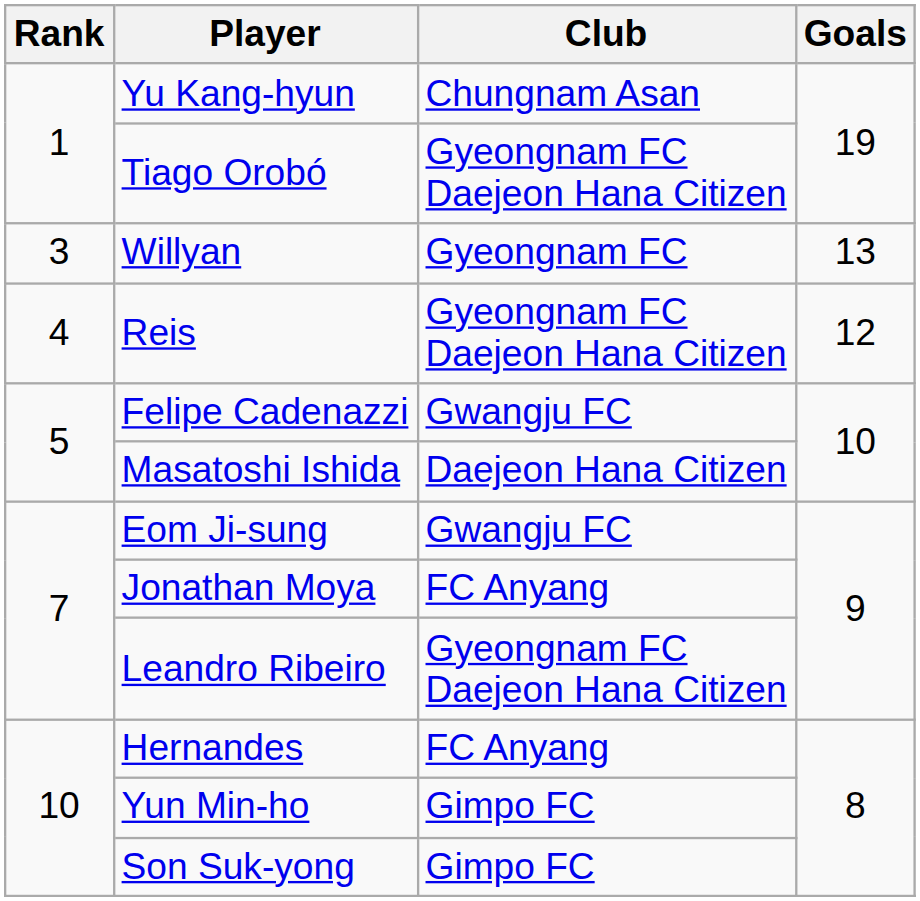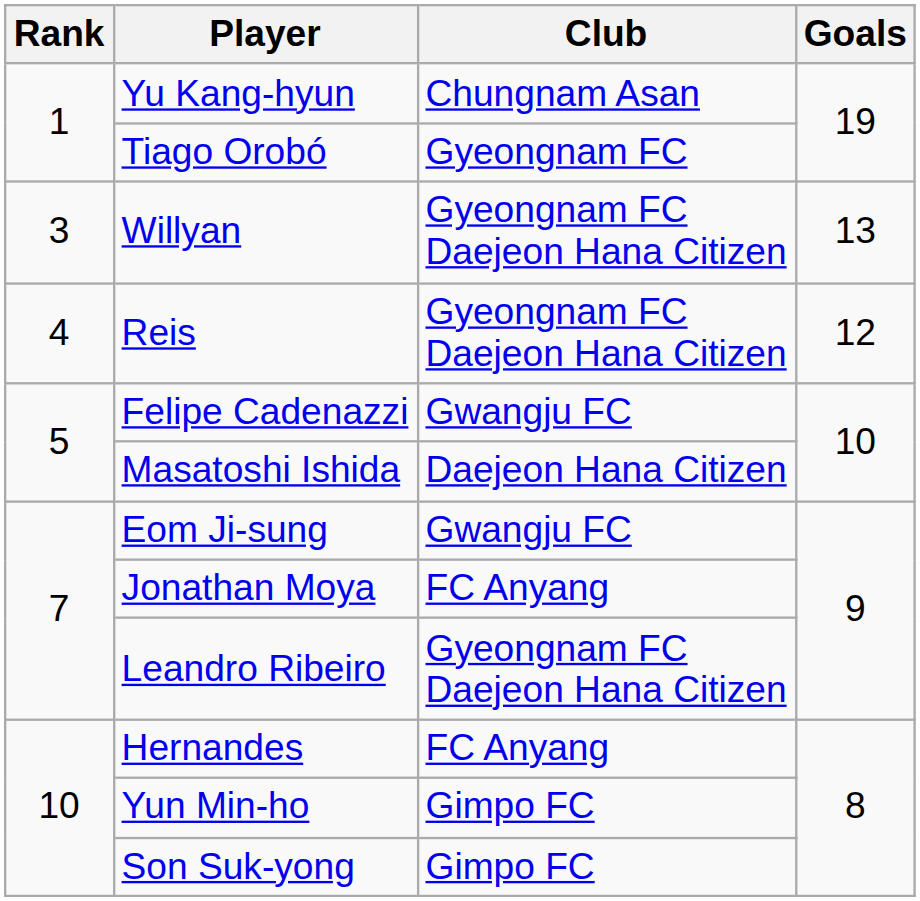(606, 172) Gyeongnam FC Daejeon Hana Citizen -> (557, 151) Gyeongnam FC
(557, 252) Gyeongnam FC -> (606, 231) Gyeongnam FC Daejeon Hana Citizen
